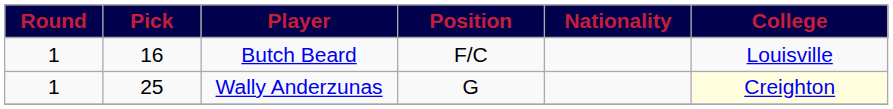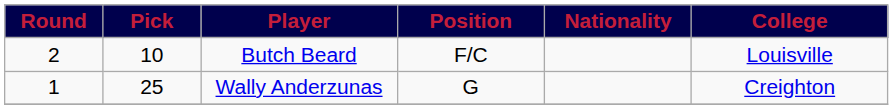(54, 54) 1 -> (54, 54) 2
(152, 54) 16 -> (152, 54) 10
(790, 87) lightyellow background -> (790, 87) no background
